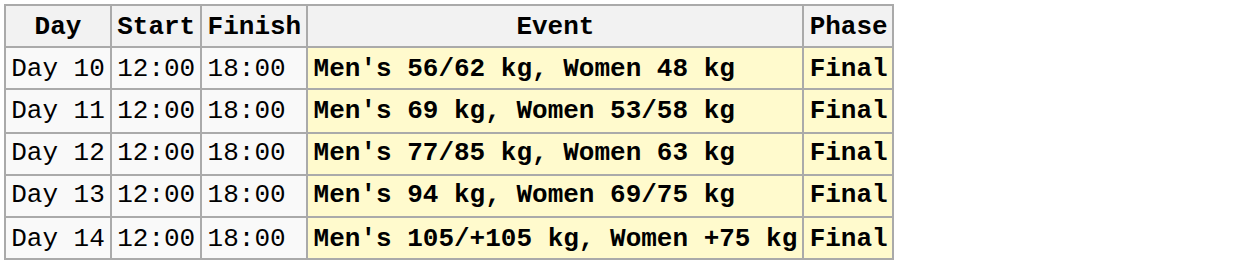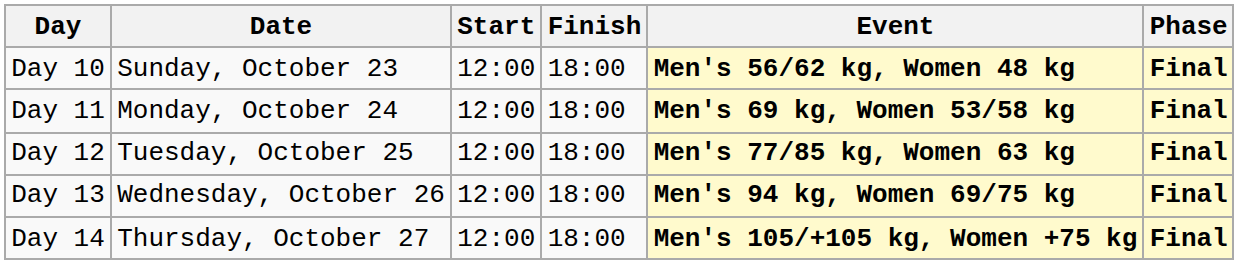+ column: (281, 26)
